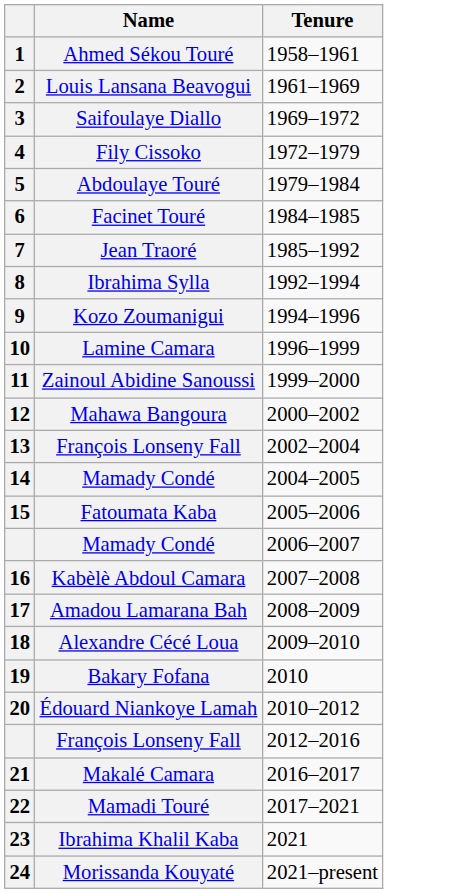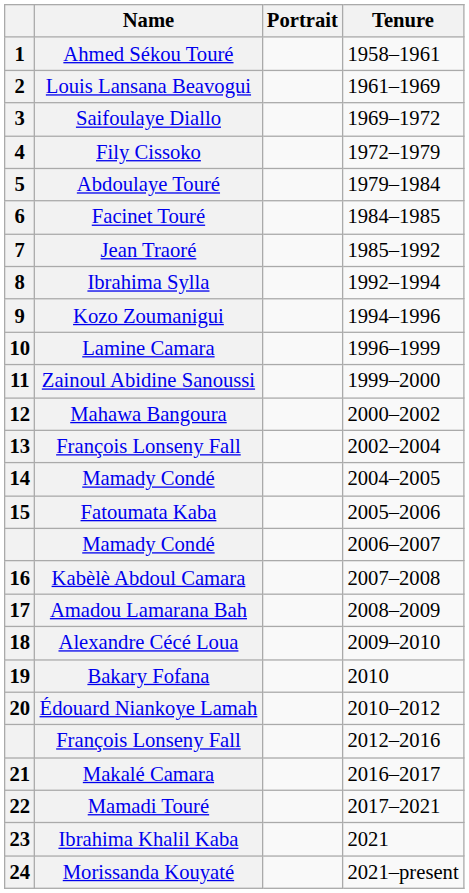+ column: (302, 20)
